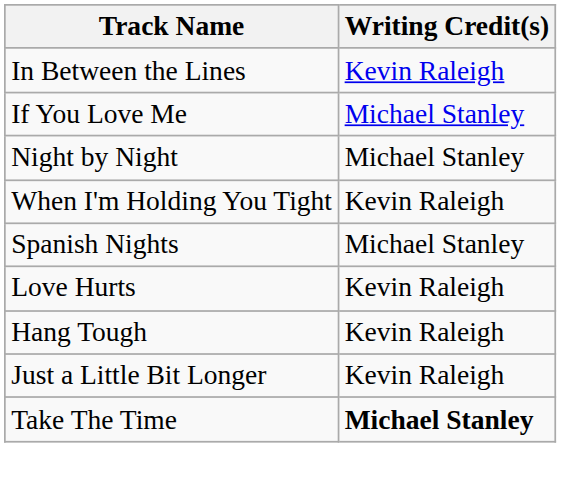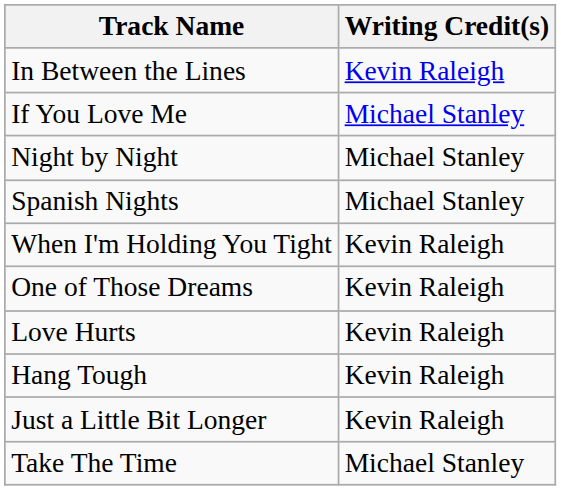rows swapped: (172, 200) <-> (95, 244)
+ row: (132, 288)
(439, 419) bold -> (434, 462) normal
